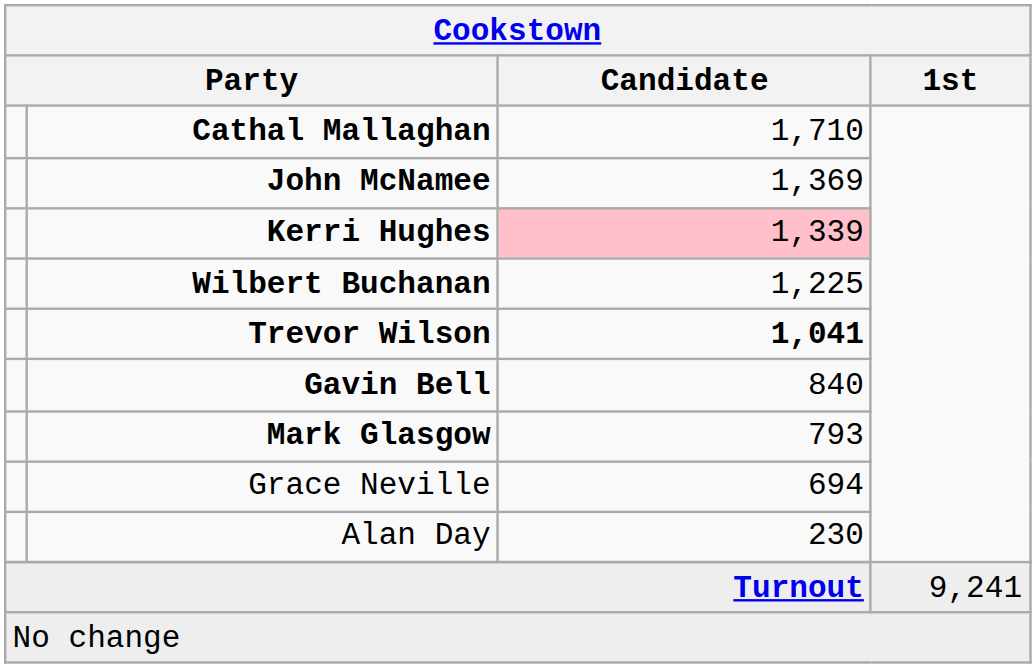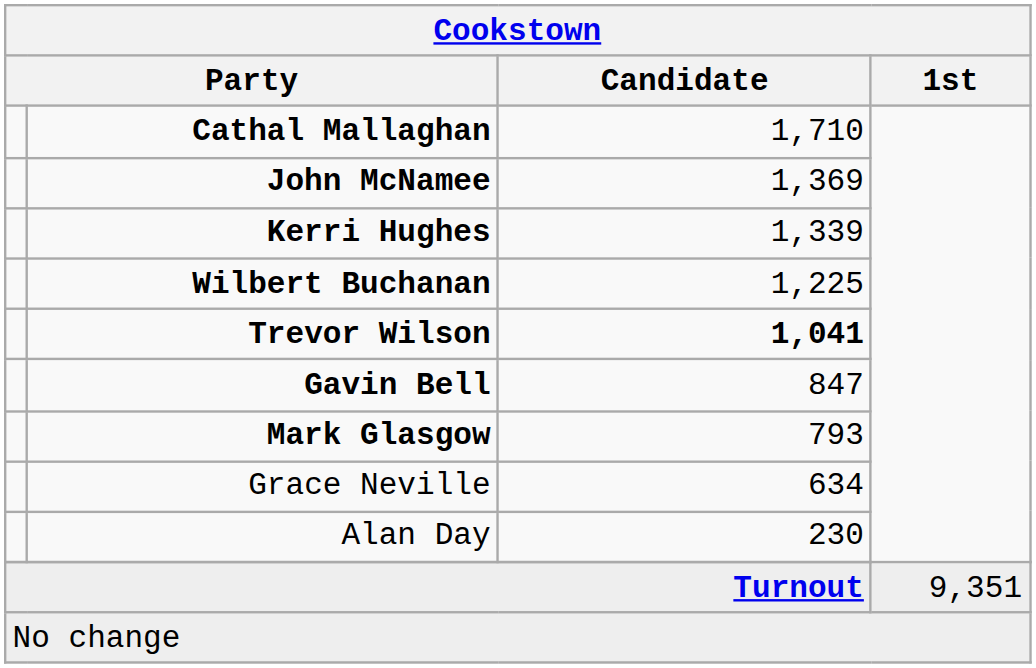(817, 233) pink background -> (817, 233) no background
(836, 385) 840 -> (836, 385) 847
(836, 486) 694 -> (836, 486) 634
(975, 588) 9,241 -> (975, 588) 9,351
